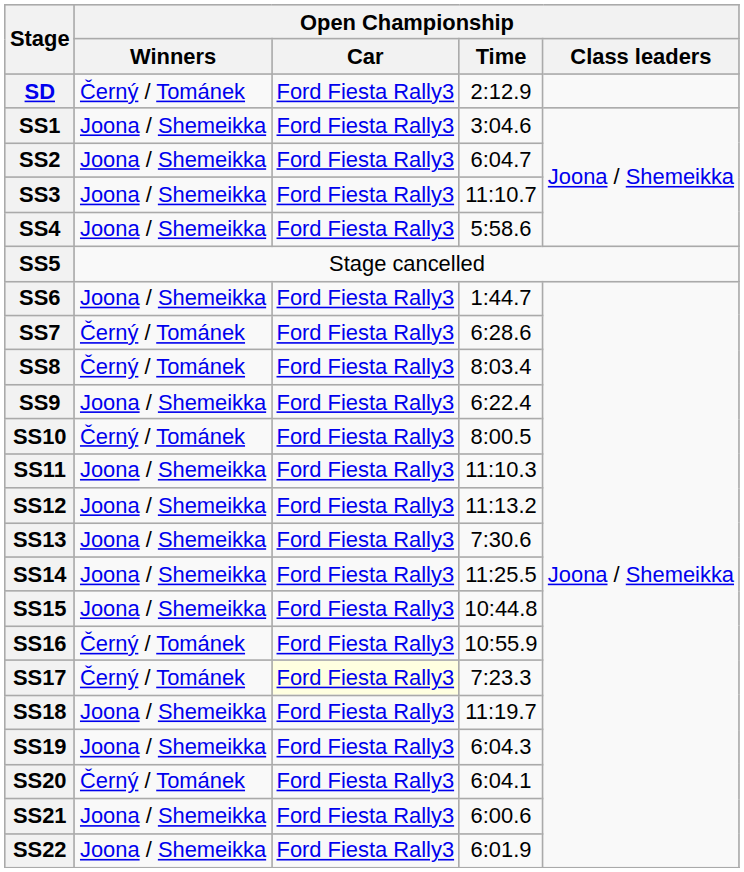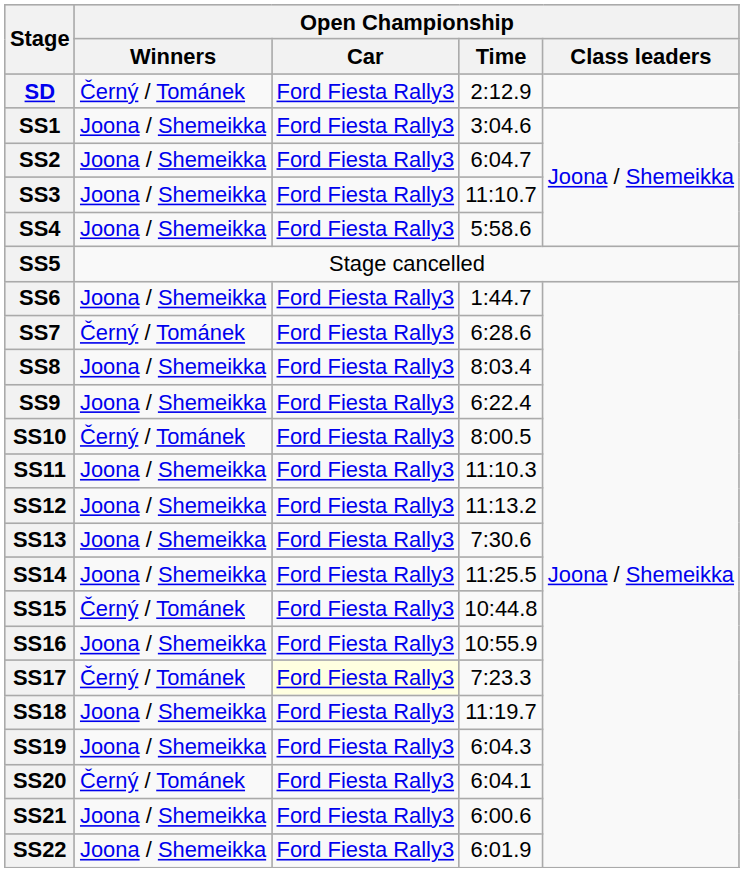(163, 367) Černý / Tománek -> (173, 367) Joona / Shemeikka
(173, 608) Joona / Shemeikka -> (163, 608) Černý / Tománek
(163, 643) Černý / Tománek -> (173, 643) Joona / Shemeikka
